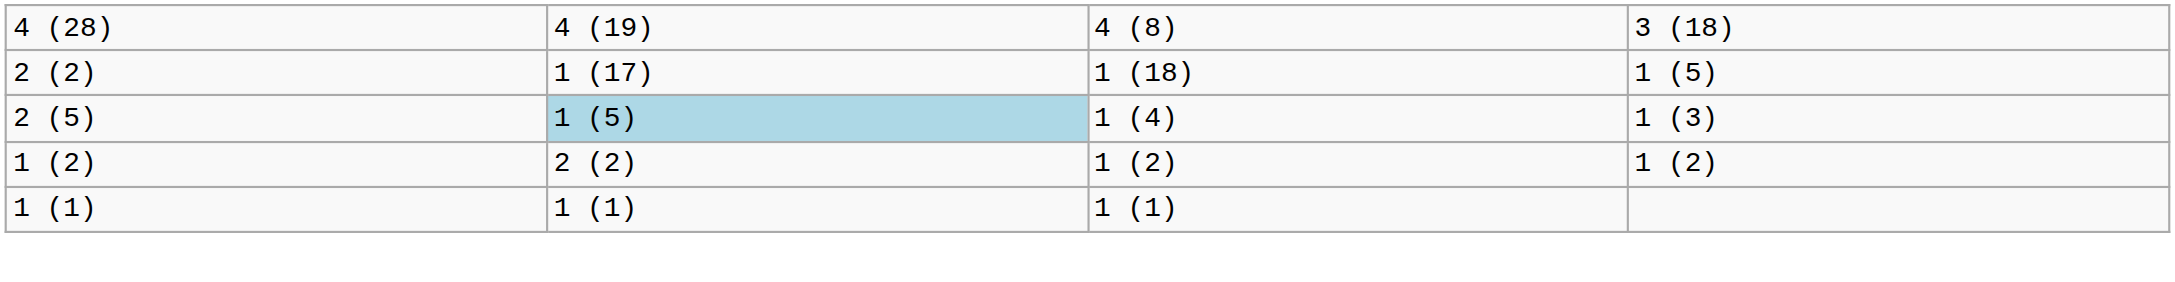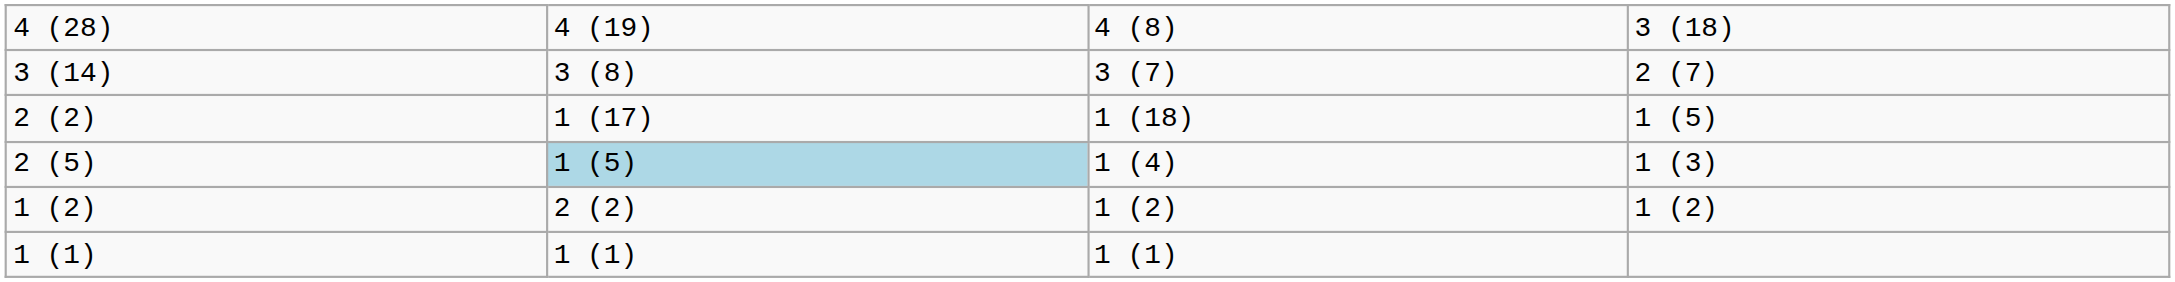+ row: (63, 73)
